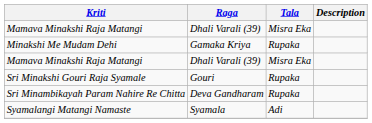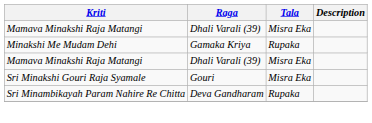(284, 77) Rupaka -> (290, 77) Misra Eka
- row: (69, 110)
